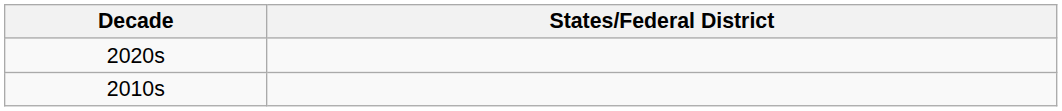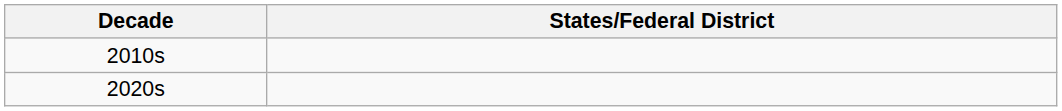rows swapped: (136, 88) <-> (136, 55)
